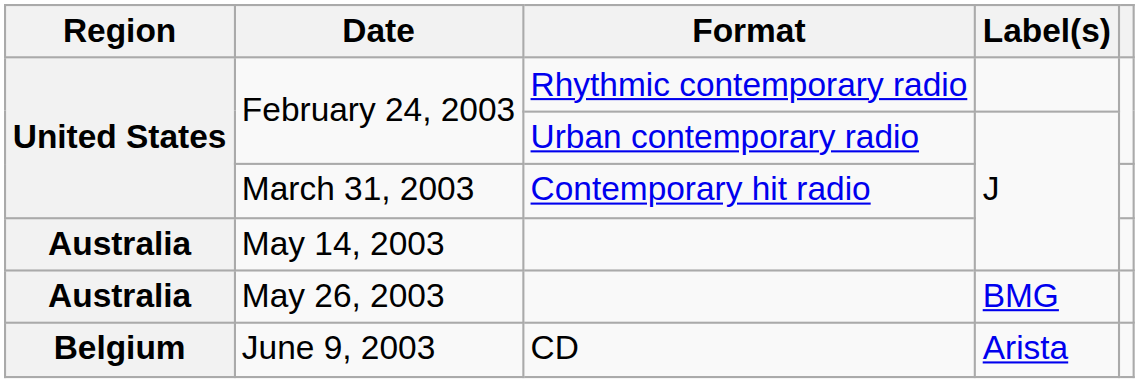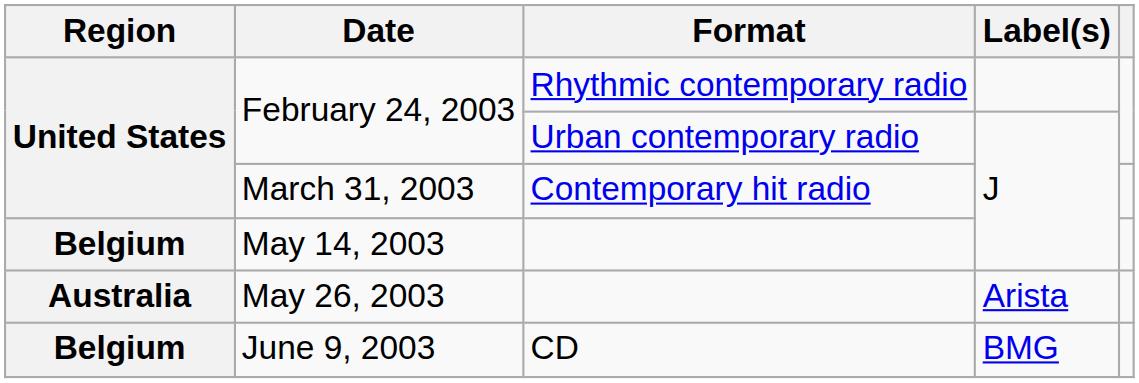(120, 243) Australia -> (120, 243) Belgium
(1021, 296) BMG -> (1025, 296) Arista
(1025, 349) Arista -> (1021, 349) BMG
